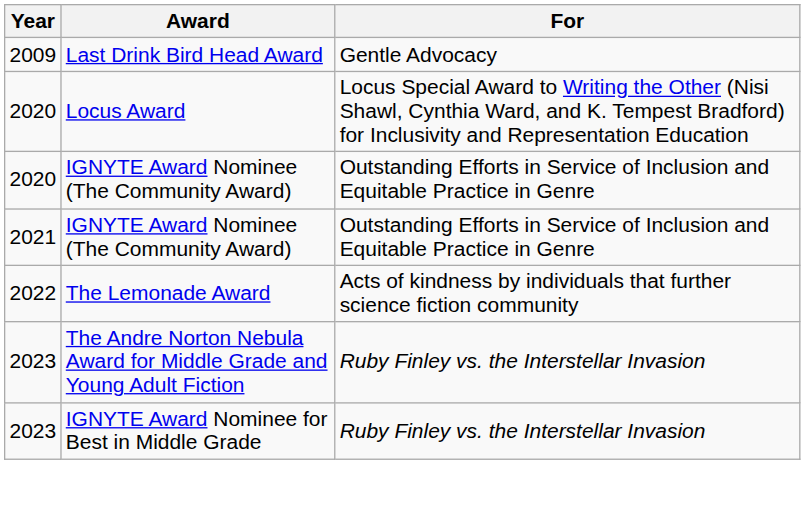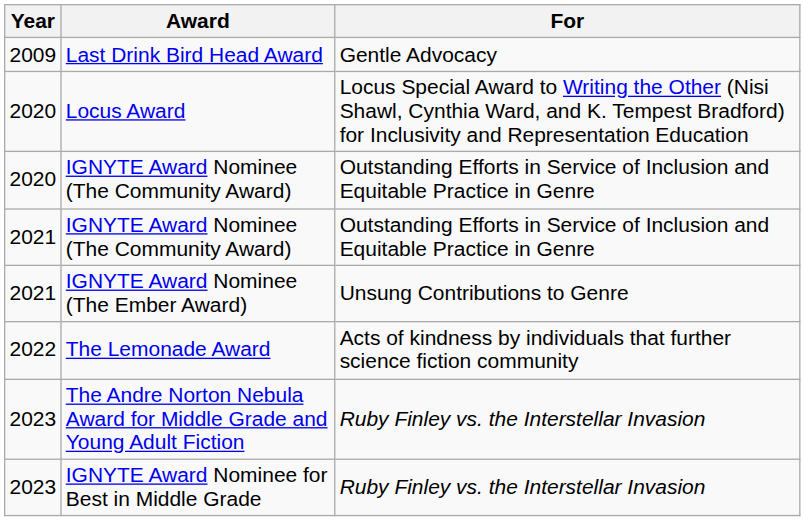+ row: (33, 293)
